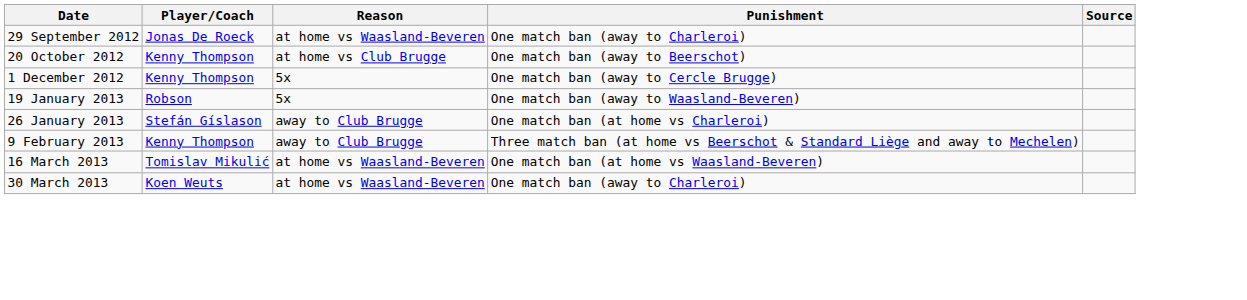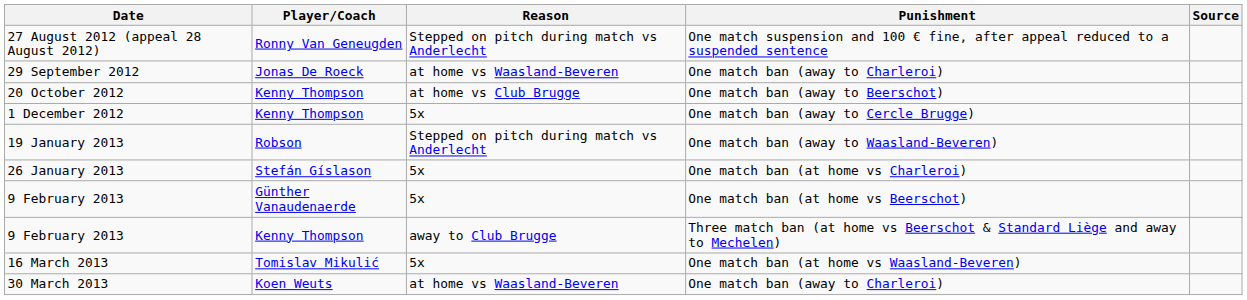+ row: (104, 43)
(283, 99) 5x -> (533, 142) Stepped on pitch during match vs Anderlecht
(349, 120) away to Club Brugge -> (417, 171) 5x
+ row: (66, 199)
(380, 162) at home vs Waasland-Beveren -> (417, 263) 5x
